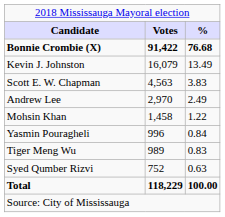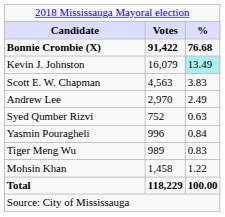(200, 64) no background -> (200, 64) paleturquoise background
rows swapped: (37, 116) <-> (50, 168)
